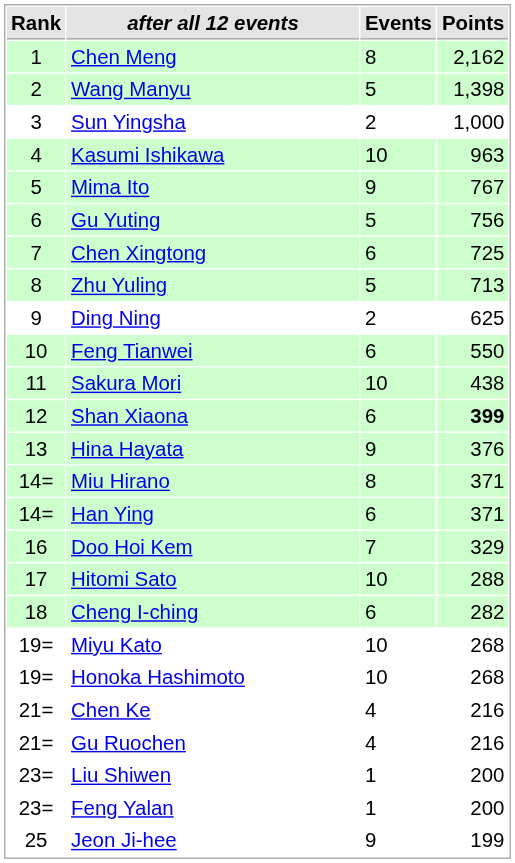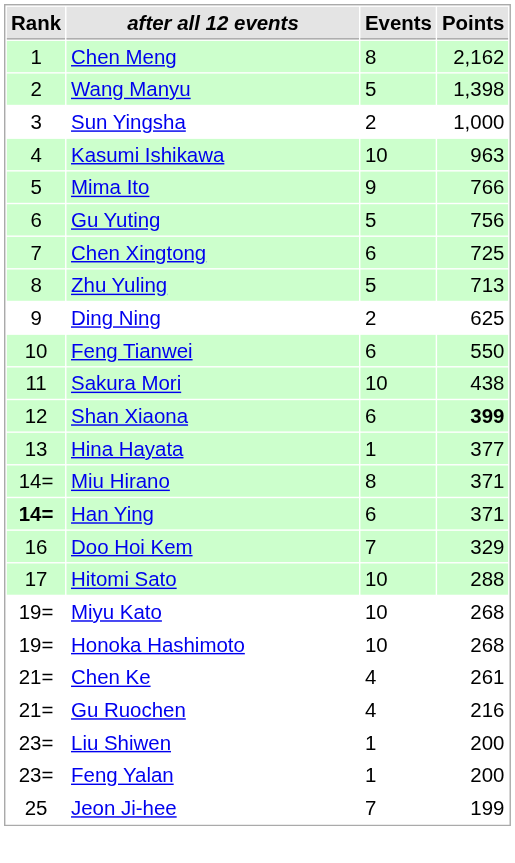(487, 187) 767 -> (487, 187) 766
(371, 448) 9 -> (371, 448) 1
(487, 448) 376 -> (487, 448) 377
(36, 514) normal -> (36, 514) bold
- row: (135, 612)
(487, 710) 216 -> (487, 677) 261
(371, 840) 9 -> (371, 808) 7
